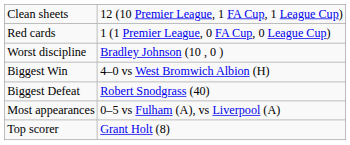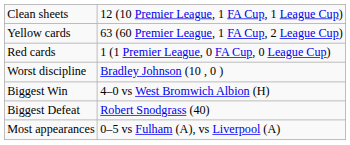+ row: (39, 33)
- row: (33, 129)
